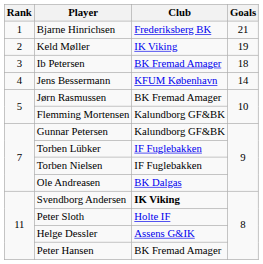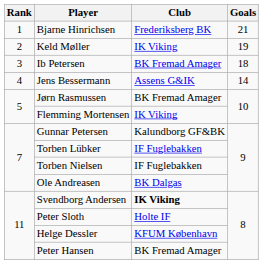(176, 81) KFUM København -> (165, 81) Assens G&IK
(180, 115) Kalundborg GF&BK -> (156, 115) IK Viking
(165, 234) Assens G&IK -> (176, 234) KFUM København
